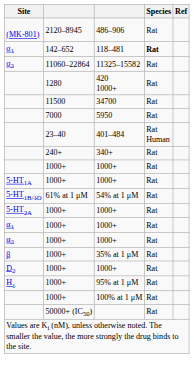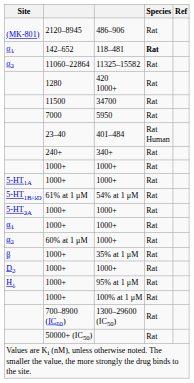(56, 240) 1000+ -> (67, 240) 60% at 1 μM
+ row: (24, 317)
